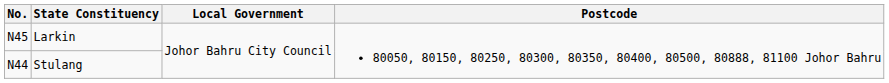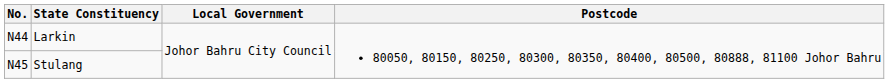(18, 37) N45 -> (18, 37) N44
(18, 65) N44 -> (18, 65) N45
